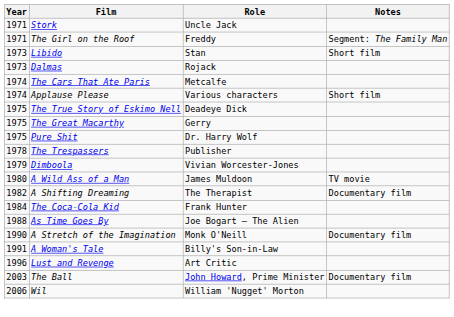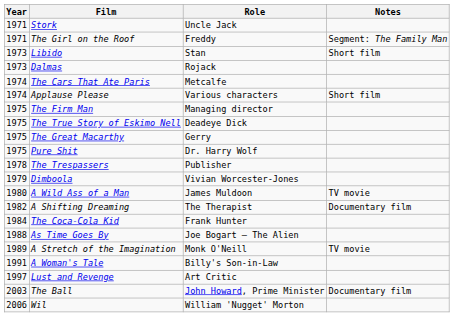+ row: (62, 109)
(17, 235) 1990 -> (17, 249) 1989
(370, 235) Documentary film -> (349, 249) TV movie
(17, 263) 1996 -> (17, 277) 1997
